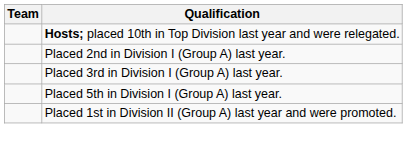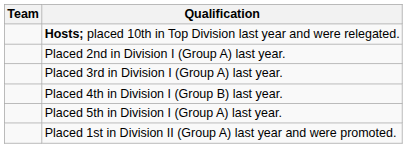+ row: (164, 93)
